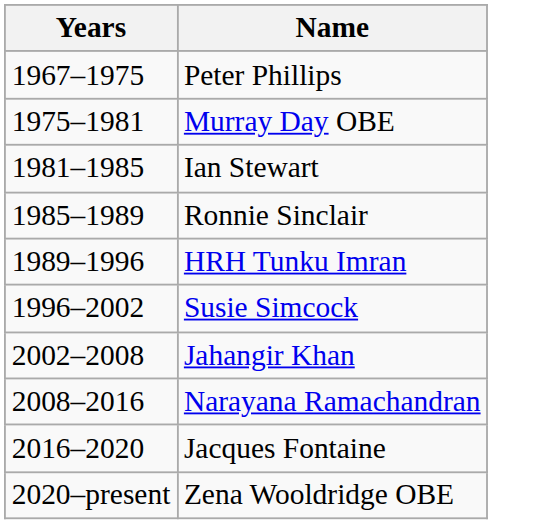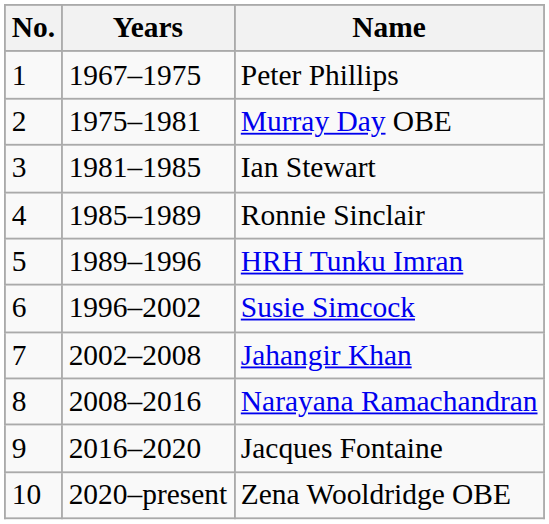+ column: (33, 27)
